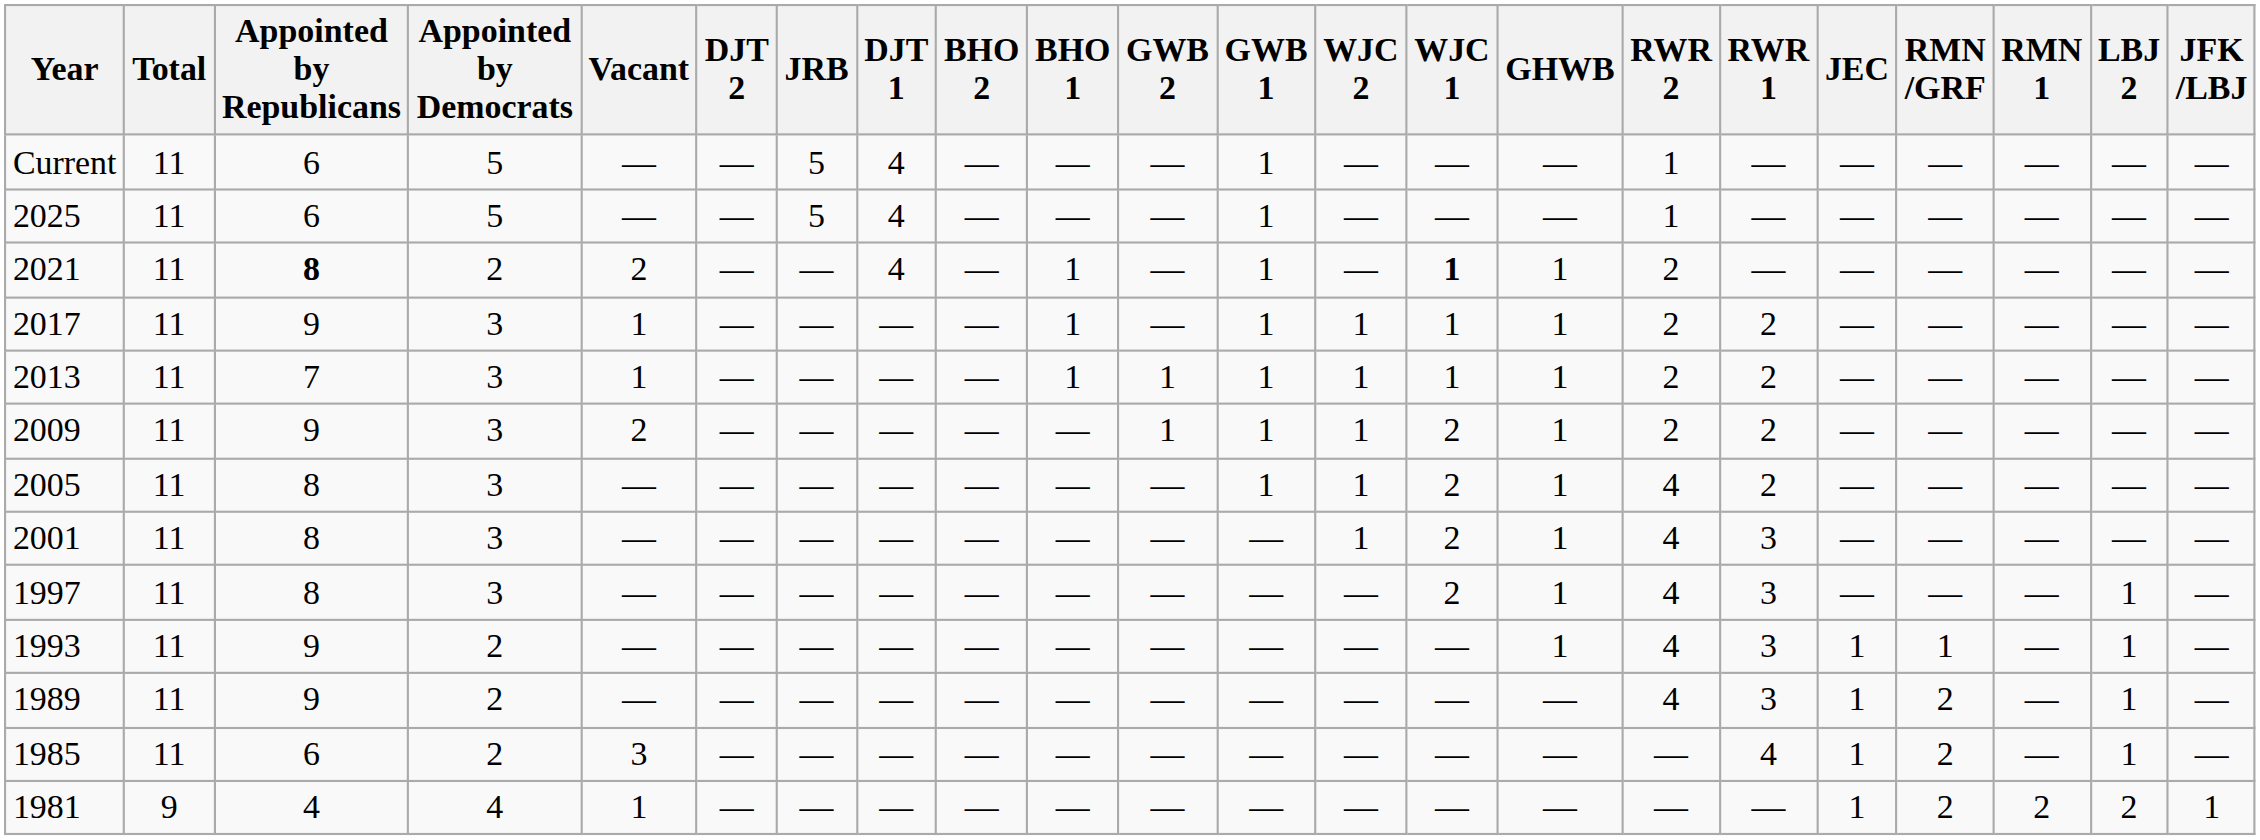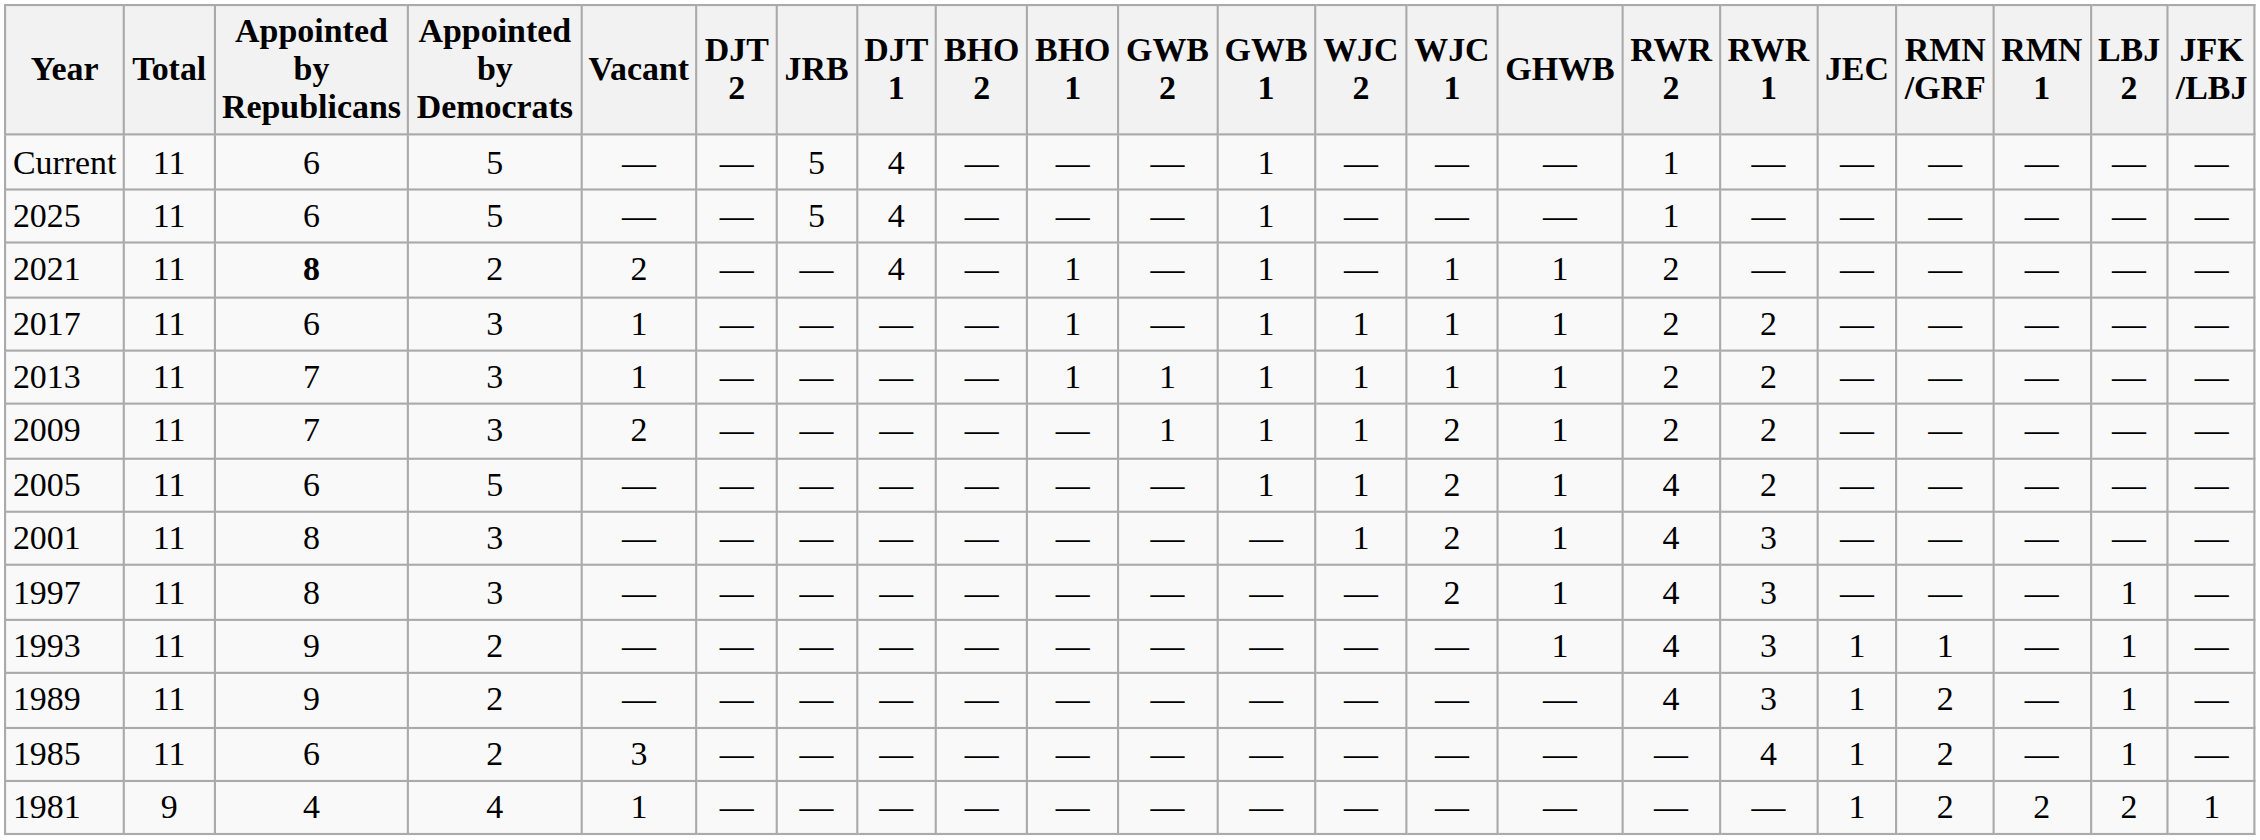(1452, 269) bold -> (1452, 269) normal
(311, 322) 9 -> (311, 322) 6
(311, 430) 9 -> (311, 430) 7
(311, 484) 8 -> (311, 484) 6
(495, 484) 3 -> (495, 484) 5
